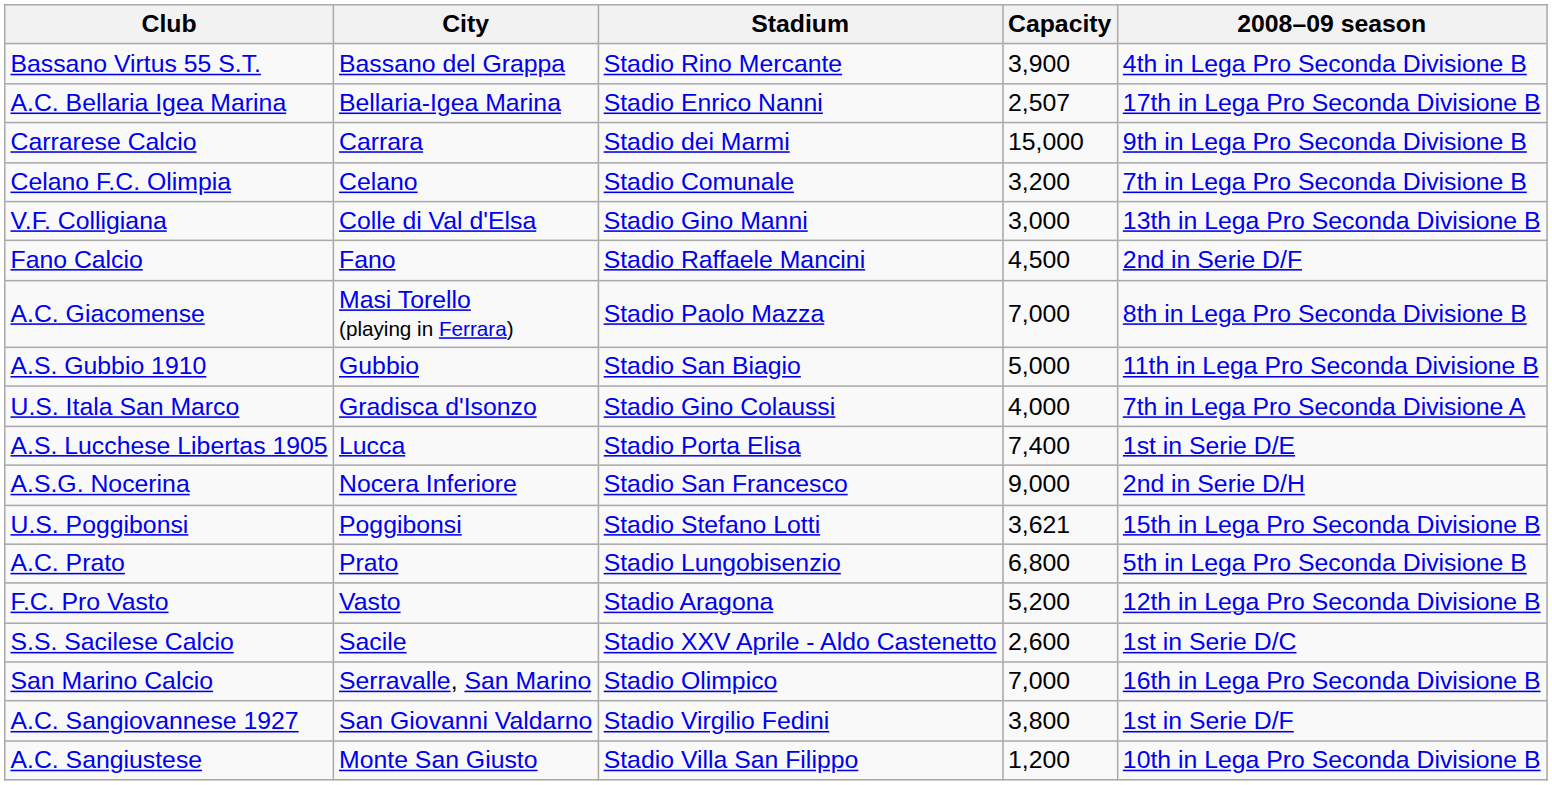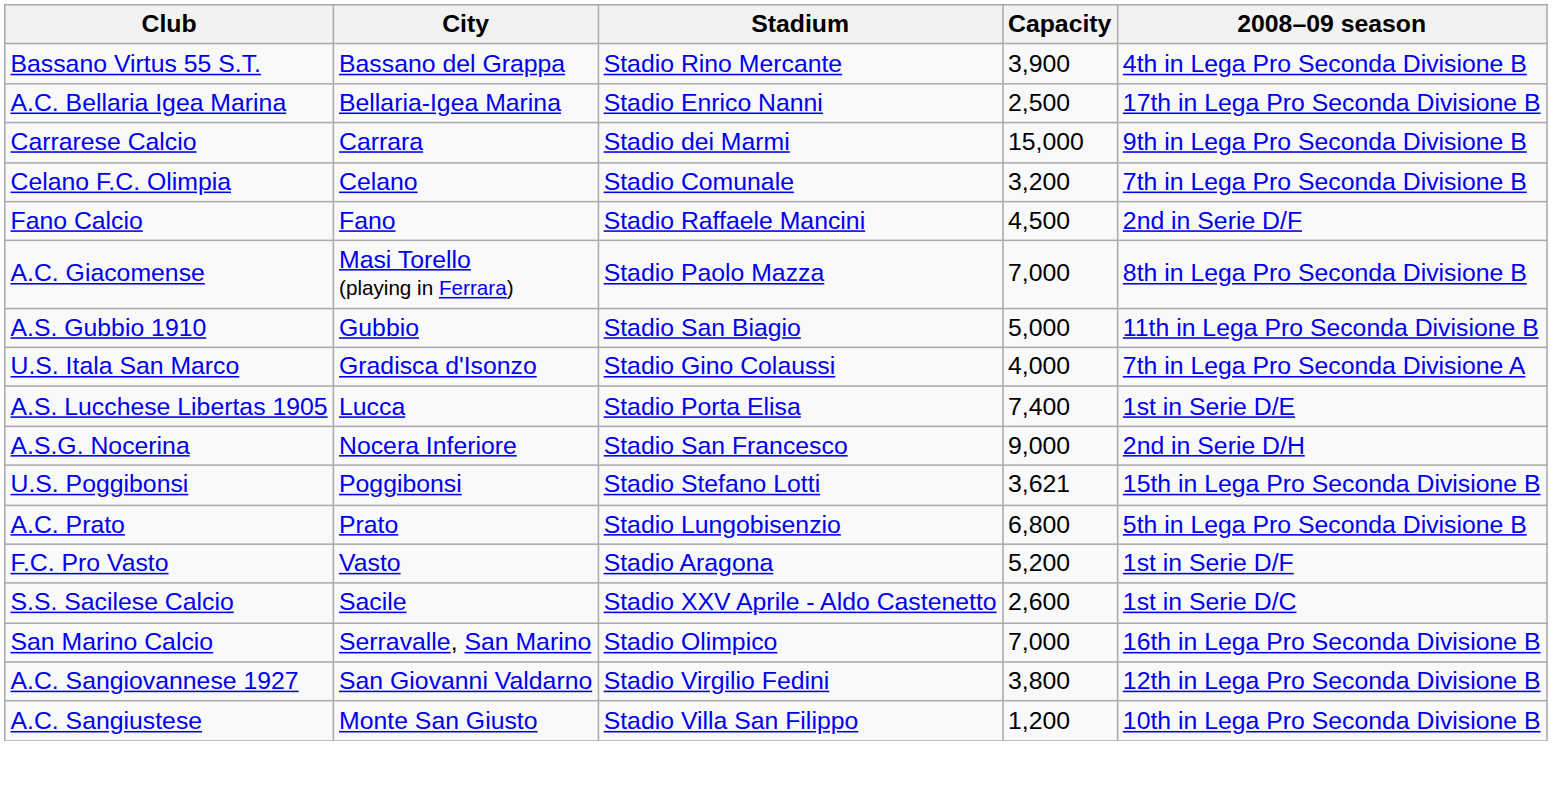(1039, 102) 2,507 -> (1039, 102) 2,500
- row: (89, 220)
(1332, 602) 12th in Lega Pro Seconda Divisione B -> (1208, 563) 1st in Serie D/F
(1208, 720) 1st in Serie D/F -> (1332, 681) 12th in Lega Pro Seconda Divisione B
